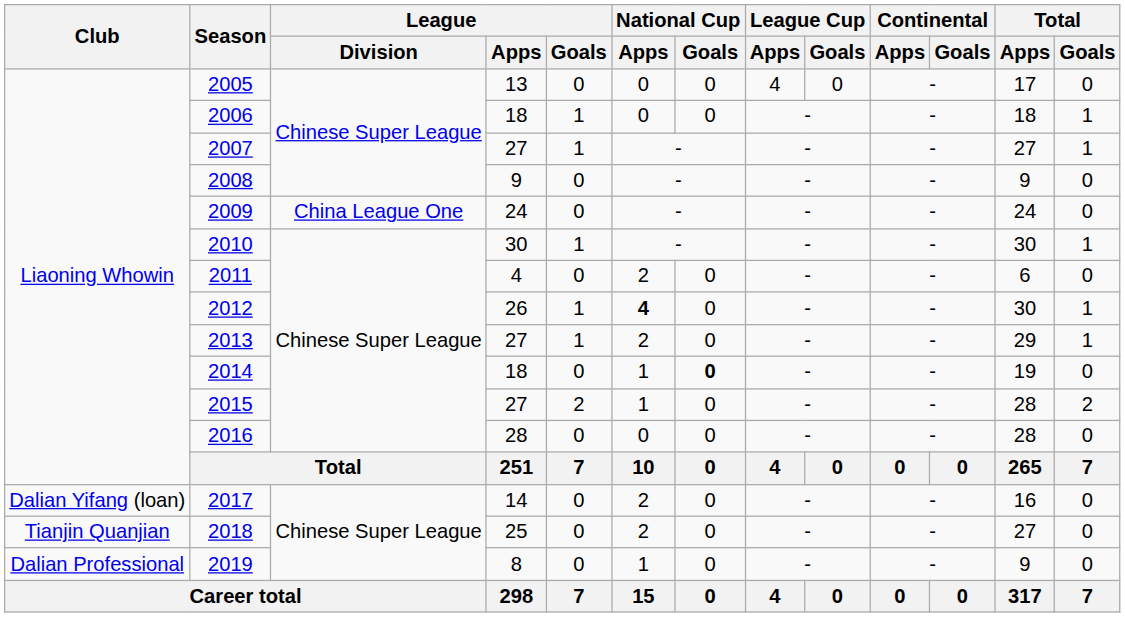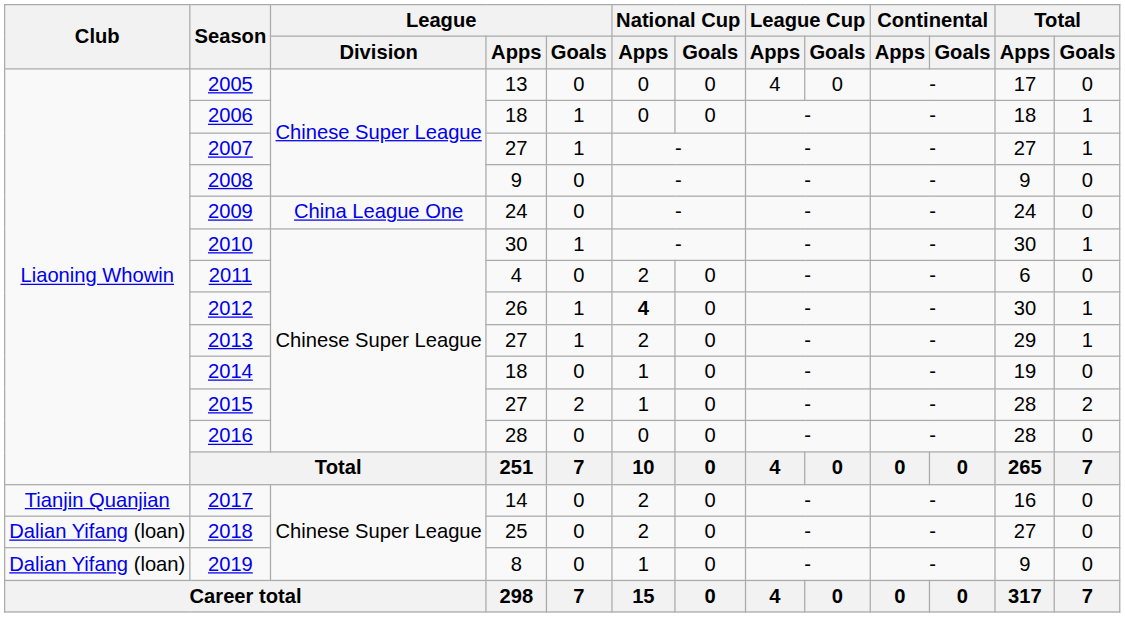(710, 372) bold -> (710, 372) normal
(97, 500) Dalian Yifang (loan) -> (97, 500) Tianjin Quanjian
(97, 532) Tianjin Quanjian -> (97, 532) Dalian Yifang (loan)
(97, 564) Dalian Professional -> (97, 564) Dalian Yifang (loan)
